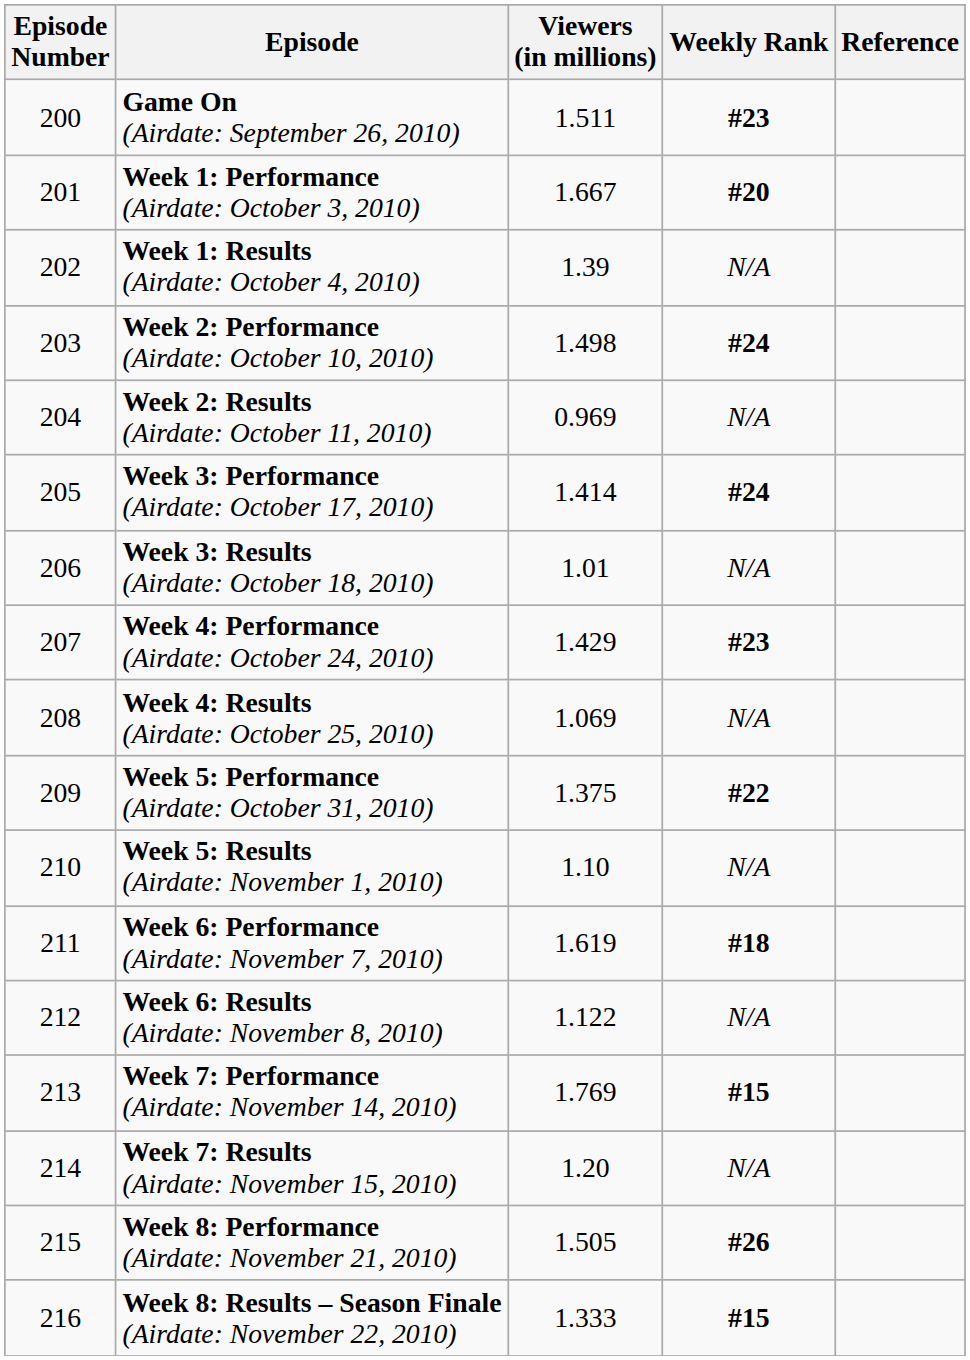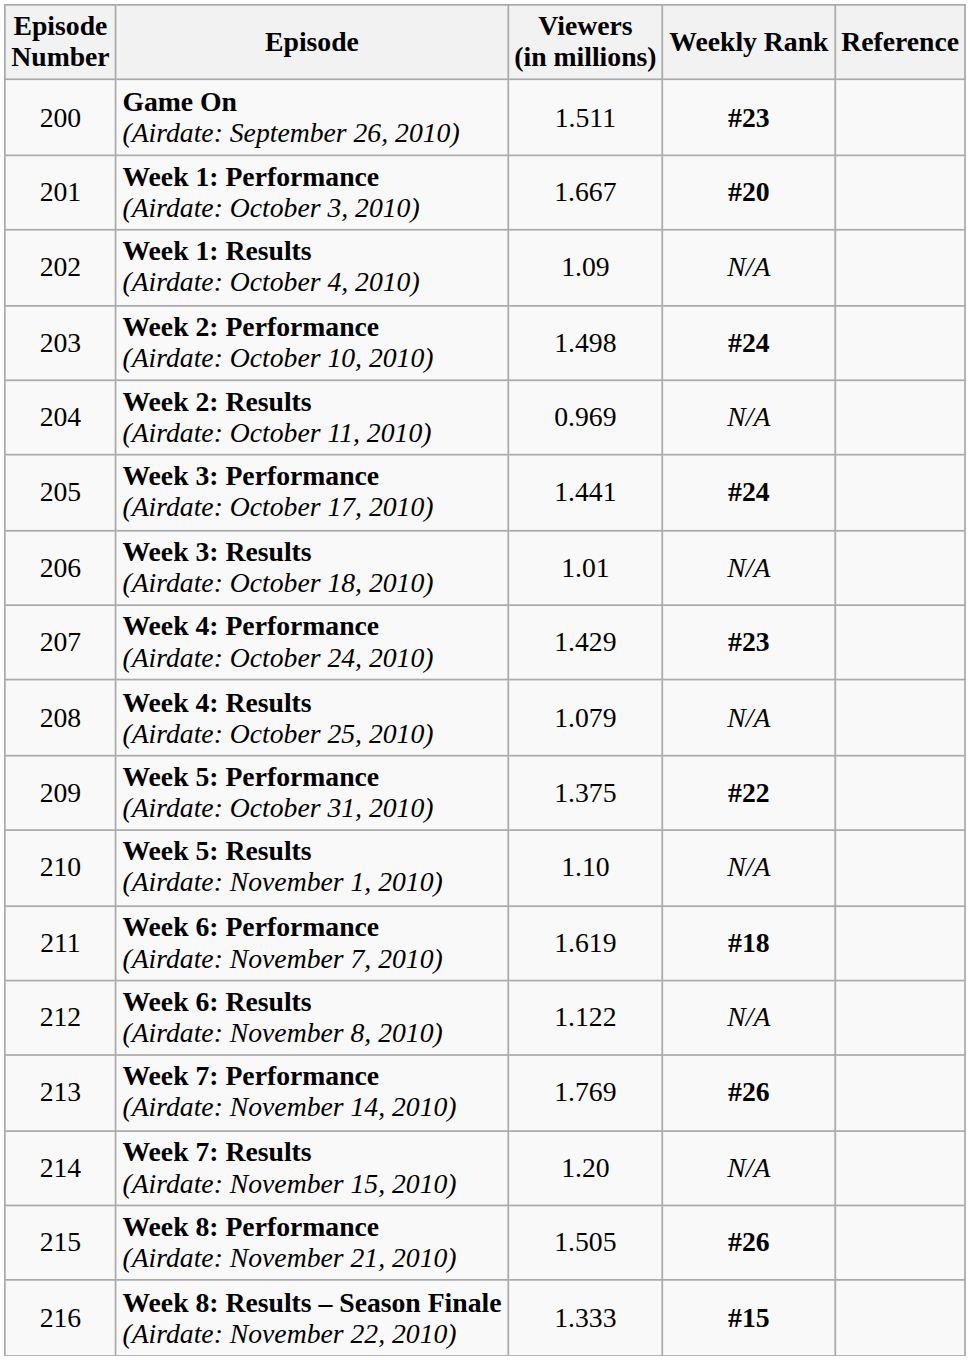(585, 267) 1.39 -> (585, 267) 1.09
(585, 492) 1.414 -> (585, 492) 1.441
(585, 717) 1.069 -> (585, 717) 1.079
(749, 1092) #15 -> (749, 1092) #26
